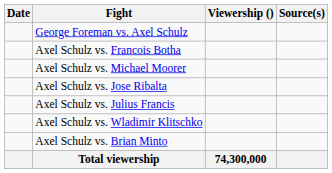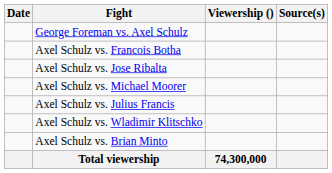rows swapped: (111, 68) <-> (101, 86)
